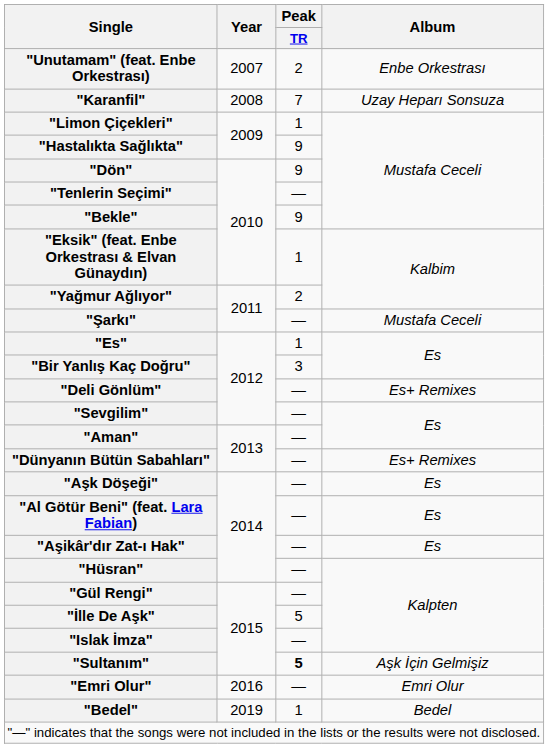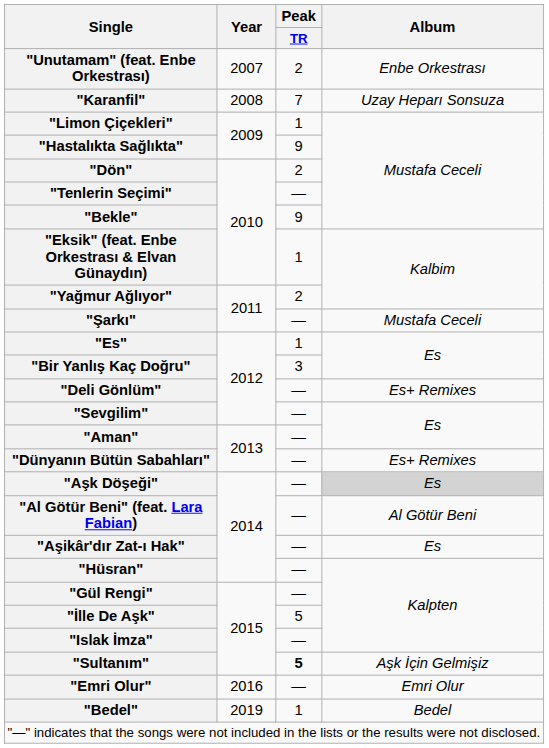(299, 170) 9 -> (299, 170) 2
(432, 483) no background -> (432, 483) lightgrey background
(432, 515) Es -> (432, 515) Al Götür Beni
